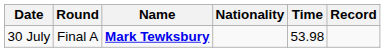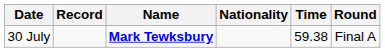columns swapped: (78, 15) <-> (353, 15)
(307, 36) 53.98 -> (311, 36) 59.38
